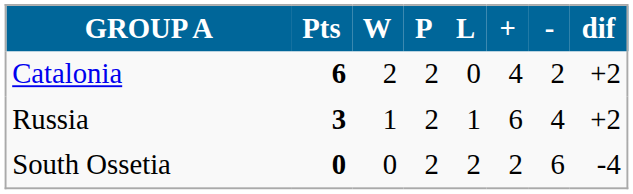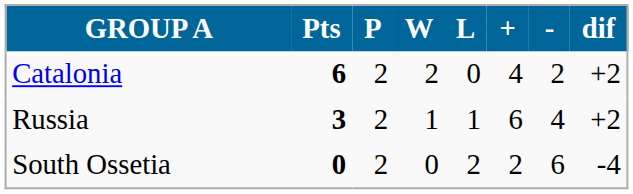columns swapped: (424, 28) <-> (377, 28)
